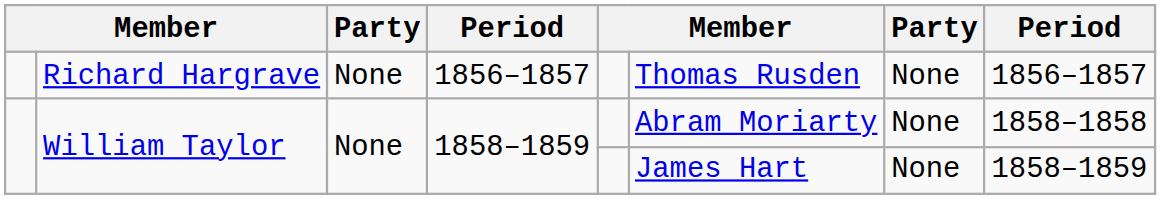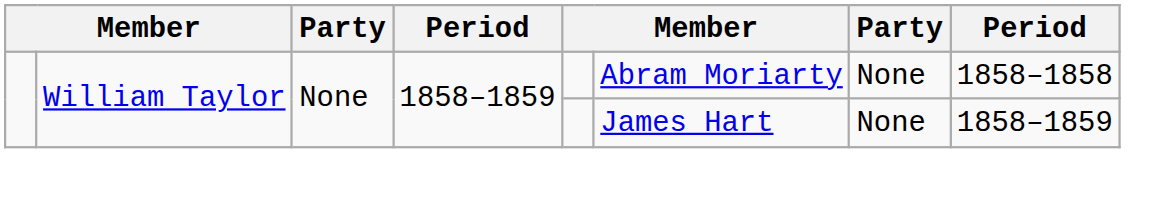- row: (182, 76)
